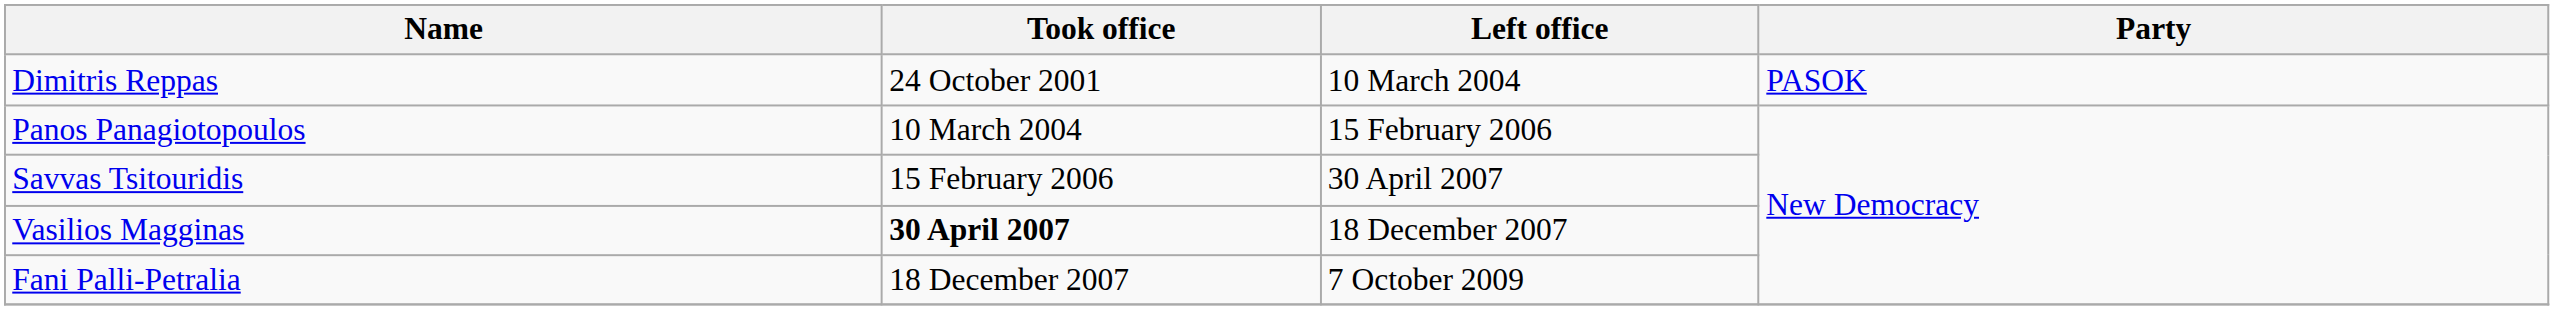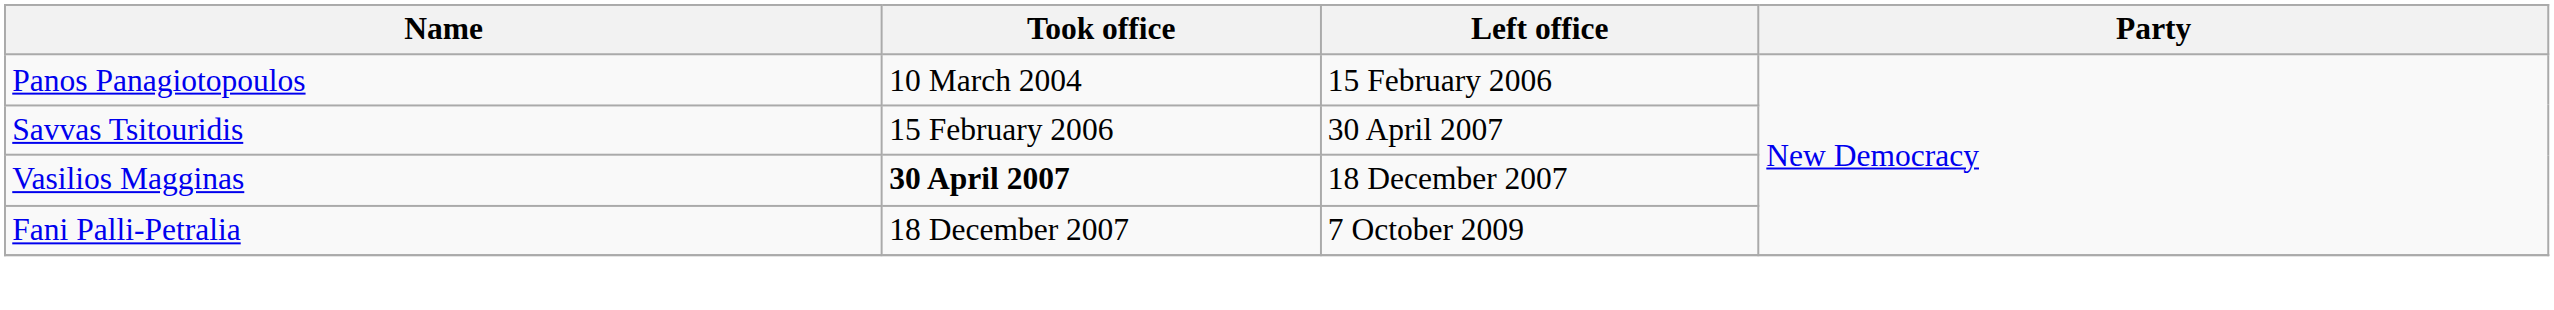- row: (115, 79)
